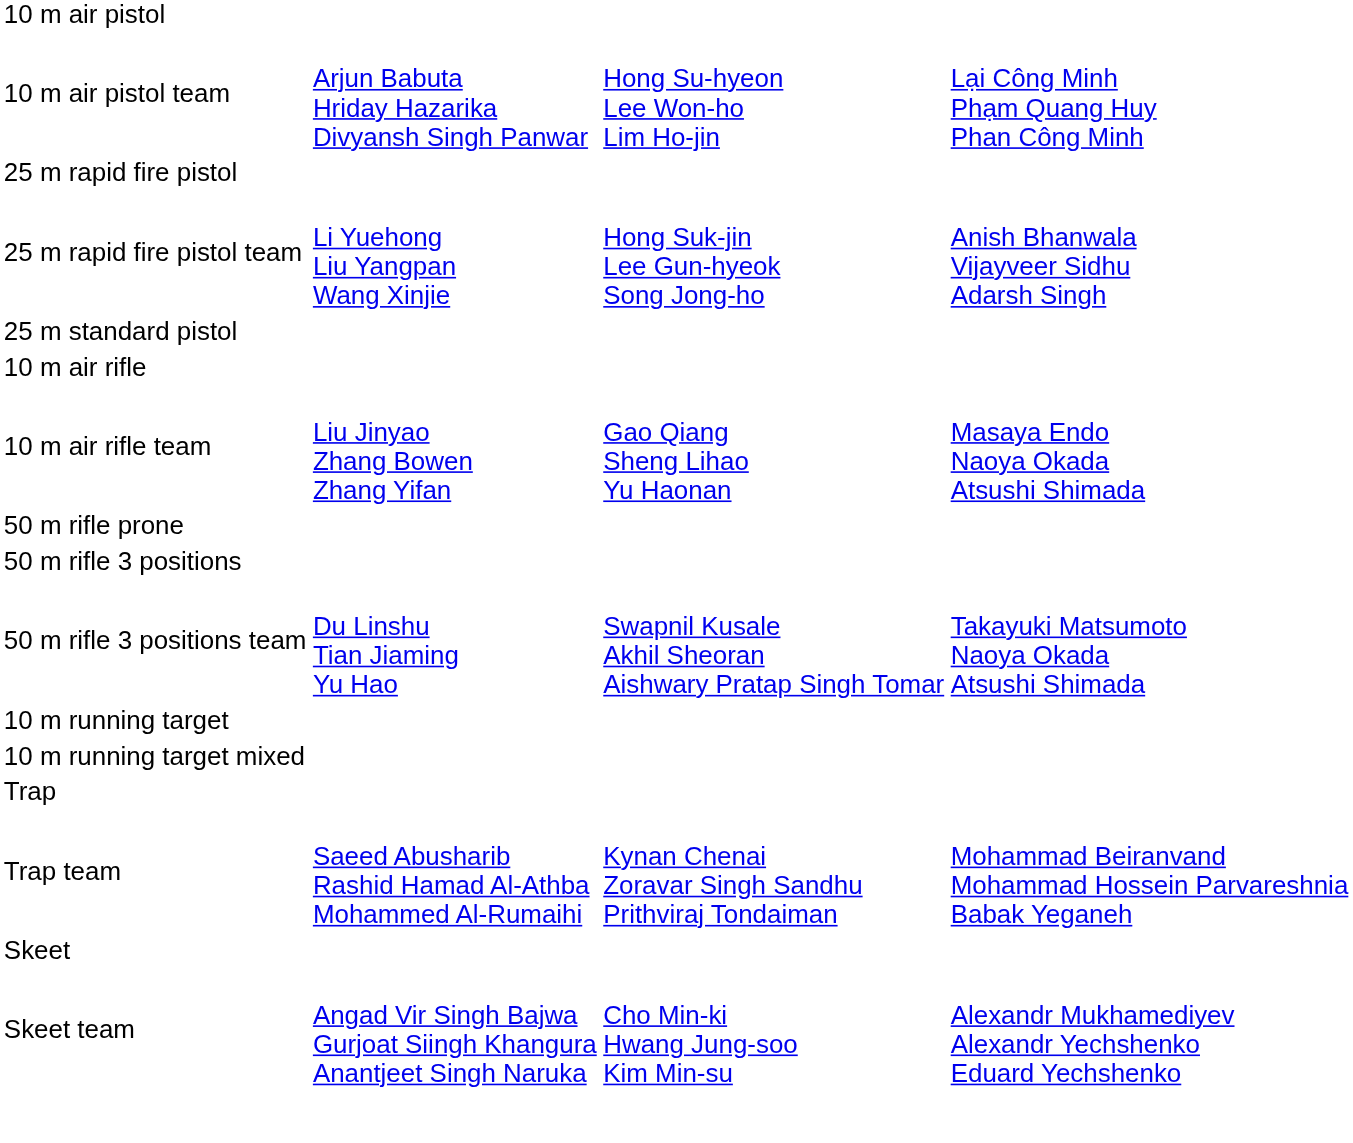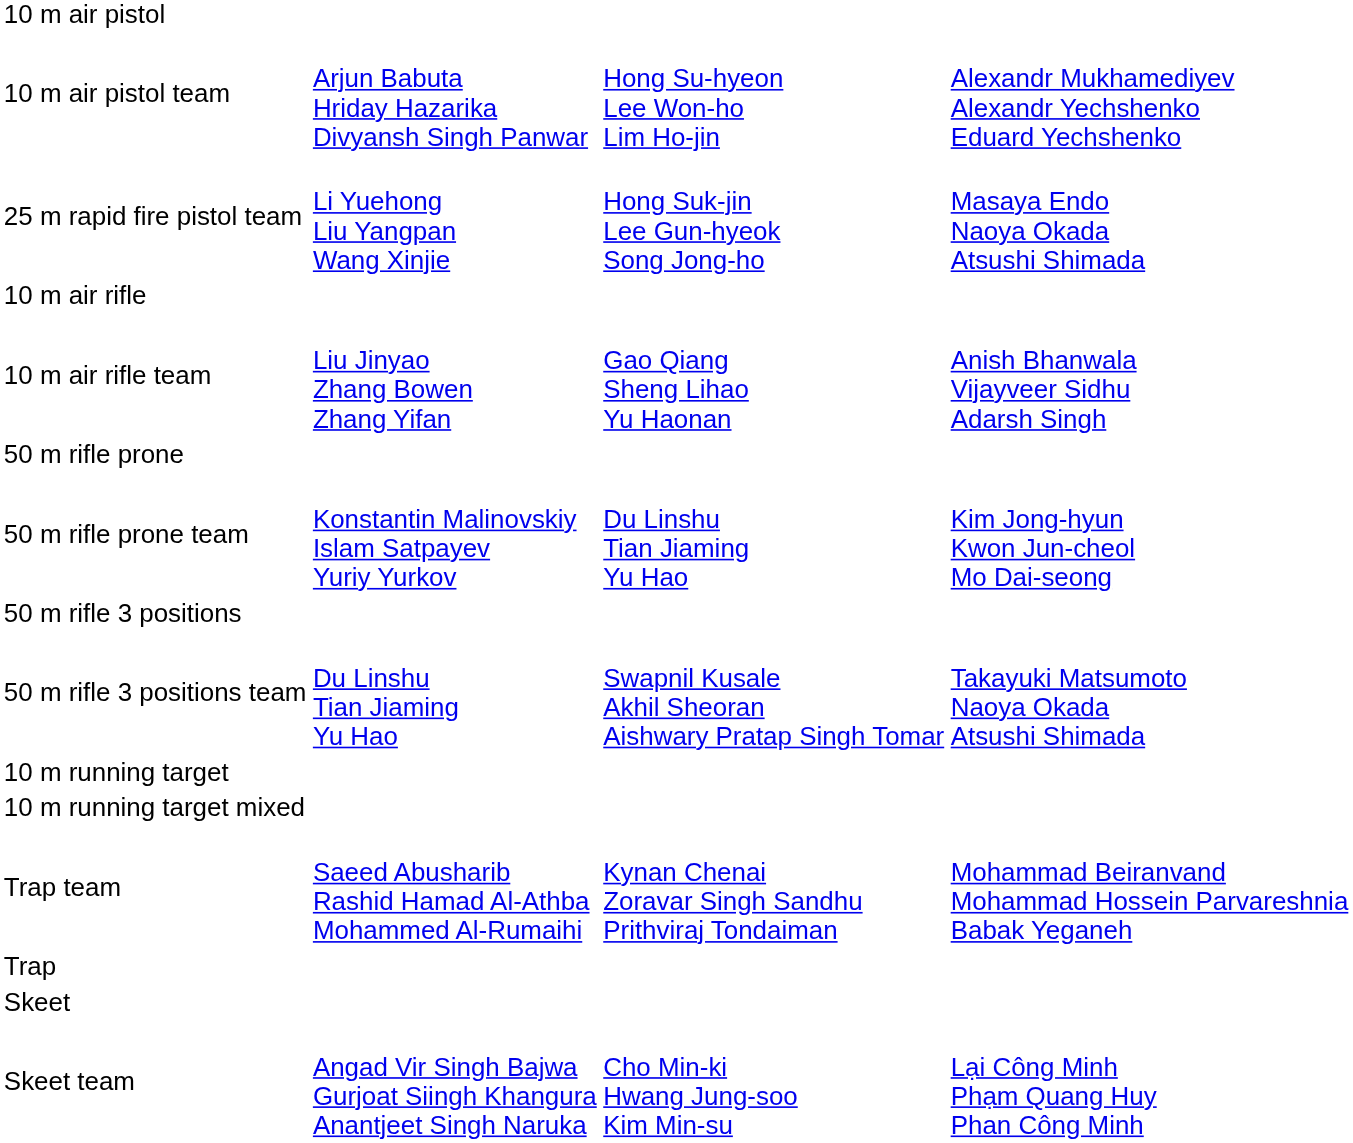(1054, 108) Lại Công Minh Phạm Quang Huy Phan Công Minh -> (1093, 108) Alexandr Mukhamediyev Alexandr Yechshenko Eduard Yechshenko
- row: (121, 172)
(1044, 266) Anish Bhanwala Vijayveer Sidhu Adarsh Singh -> (1048, 231) Masaya Endo Naoya Okada Atsushi Shimada
- row: (121, 331)
(1048, 461) Masaya Endo Naoya Okada Atsushi Shimada -> (1044, 389) Anish Bhanwala Vijayveer Sidhu Adarsh Singh
+ row: (126, 534)
rows swapped: (30, 791) <-> (62, 871)
(1093, 1044) Alexandr Mukhamediyev Alexandr Yechshenko Eduard Yechshenko -> (1054, 1096) Lại Công Minh Phạm Quang Huy Phan Công Minh
